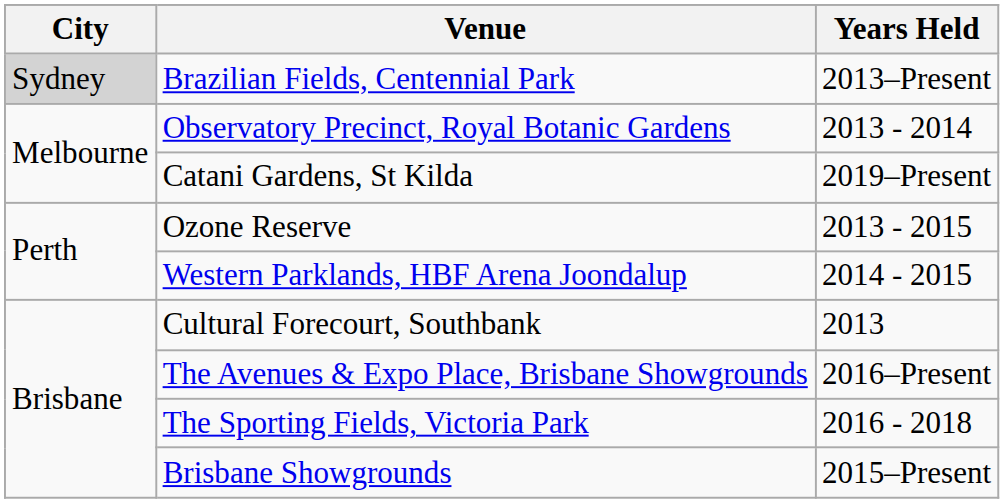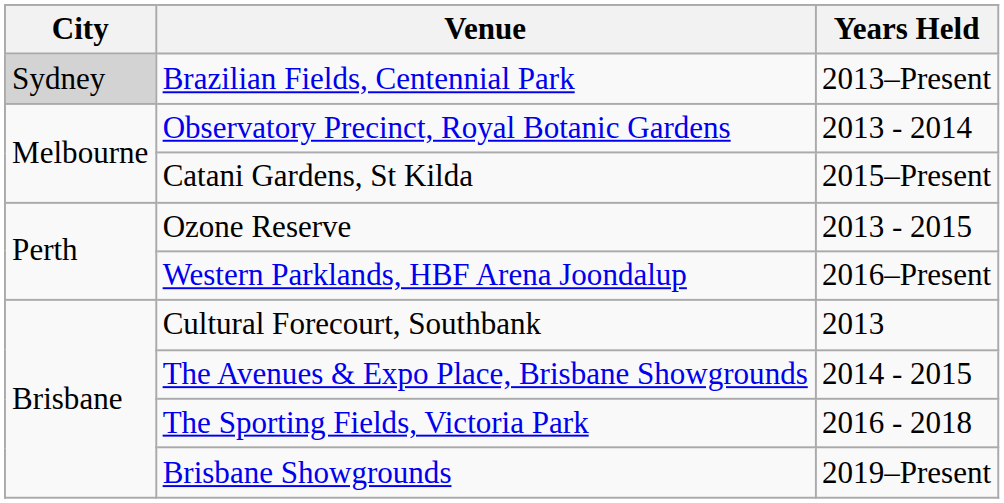(907, 176) 2019–Present -> (907, 176) 2015–Present
(897, 275) 2014 - 2015 -> (907, 275) 2016–Present
(907, 373) 2016–Present -> (897, 373) 2014 - 2015
(907, 472) 2015–Present -> (907, 472) 2019–Present
